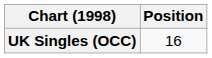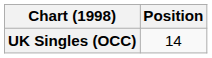(173, 40) 16 -> (173, 40) 14
